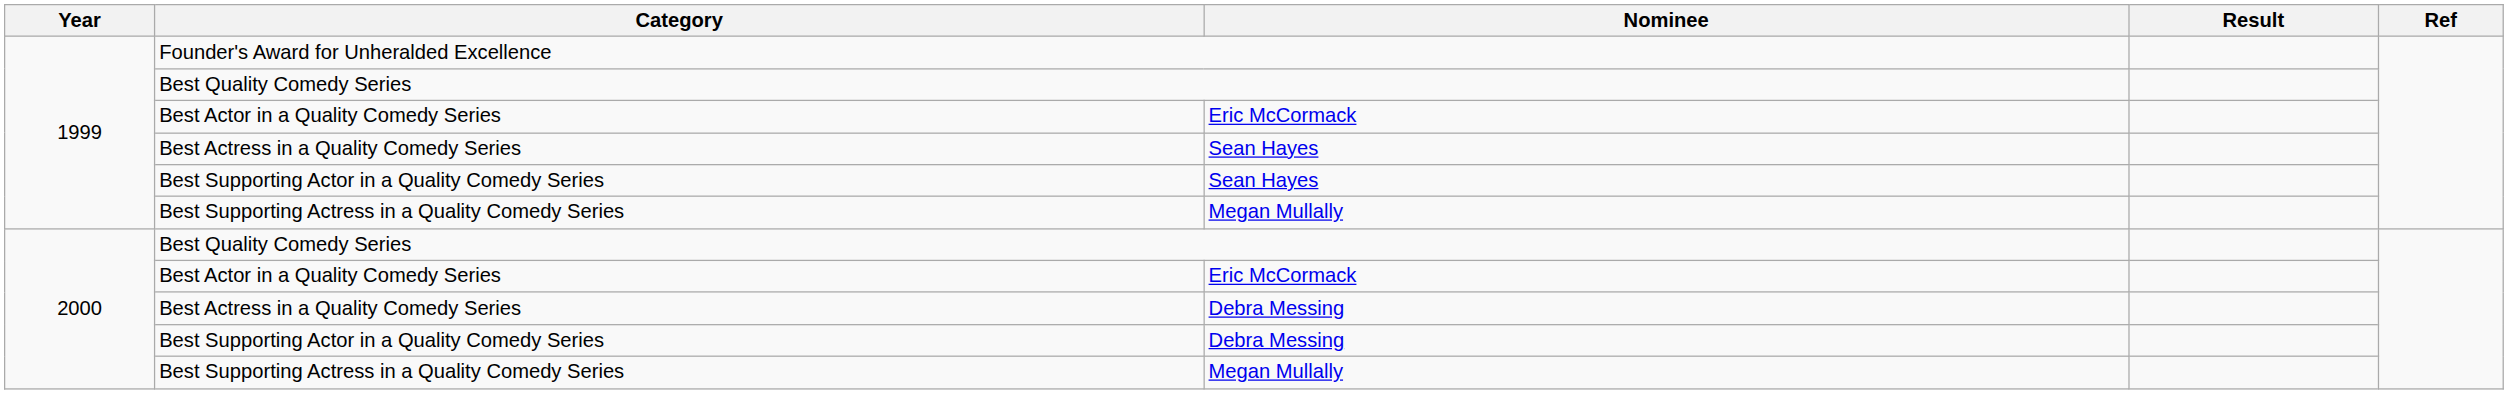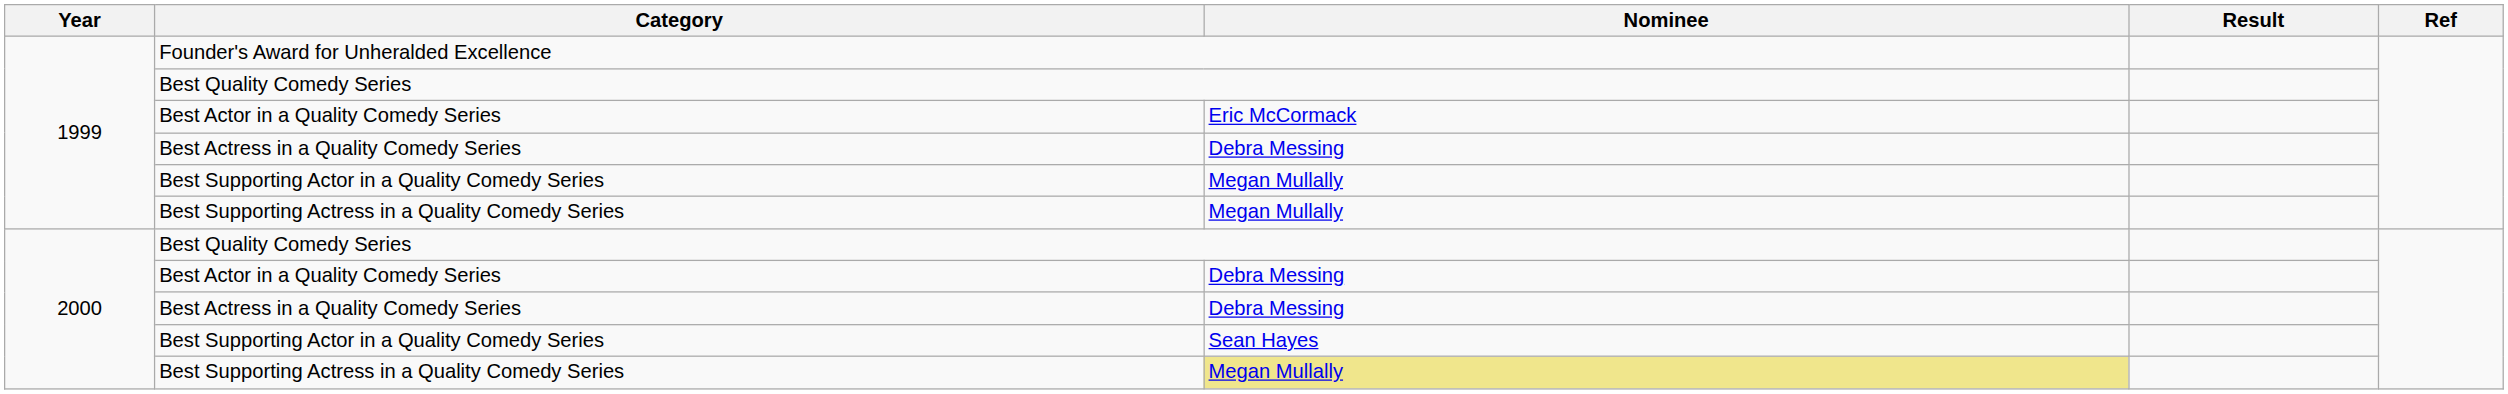(1263, 148) Sean Hayes -> (1276, 148) Debra Messing
(1263, 180) Sean Hayes -> (1276, 180) Megan Mullally
(1283, 276) Eric McCormack -> (1276, 276) Debra Messing
(1276, 340) Debra Messing -> (1263, 340) Sean Hayes
(1276, 372) no background -> (1276, 372) khaki background
